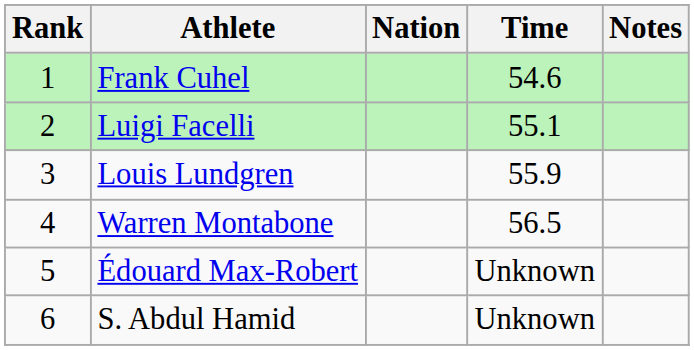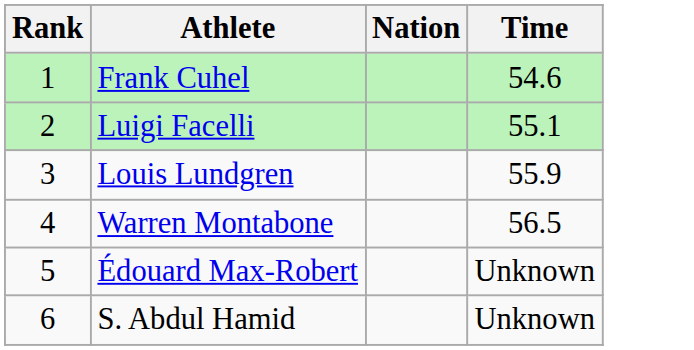- column: (646, 28)
